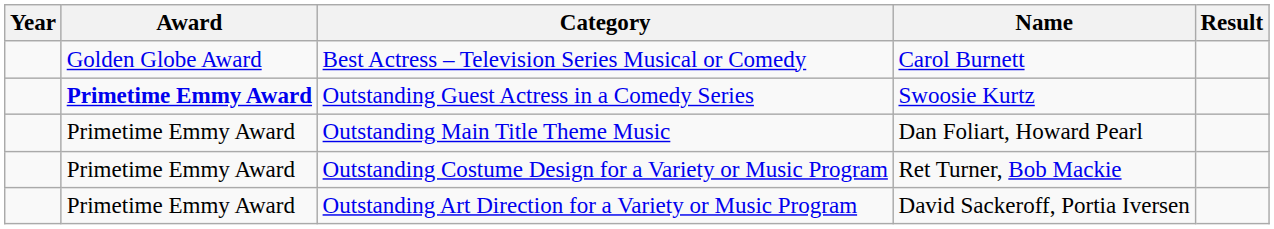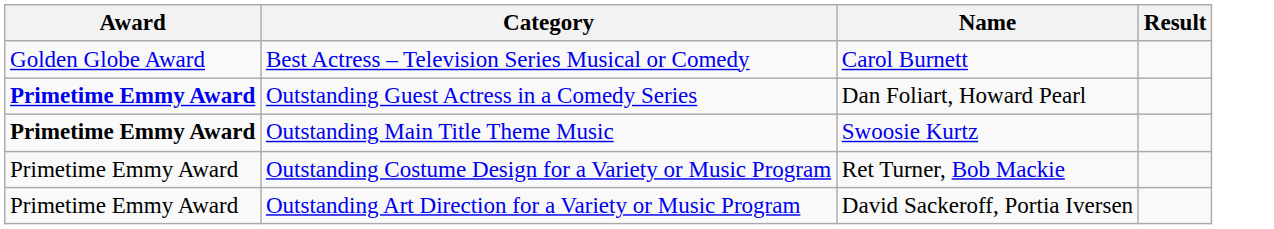- column: (33, 22)
(967, 95) Swoosie Kurtz -> (964, 95) Dan Foliart, Howard Pearl
(181, 132) normal -> (133, 132) bold
(1021, 132) Dan Foliart, Howard Pearl -> (910, 132) Swoosie Kurtz
